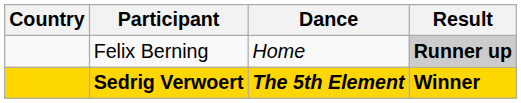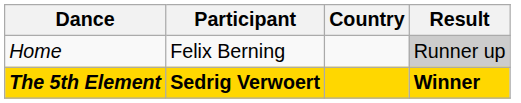columns swapped: (47, 20) <-> (329, 20)
(463, 51) bold -> (460, 51) normal
